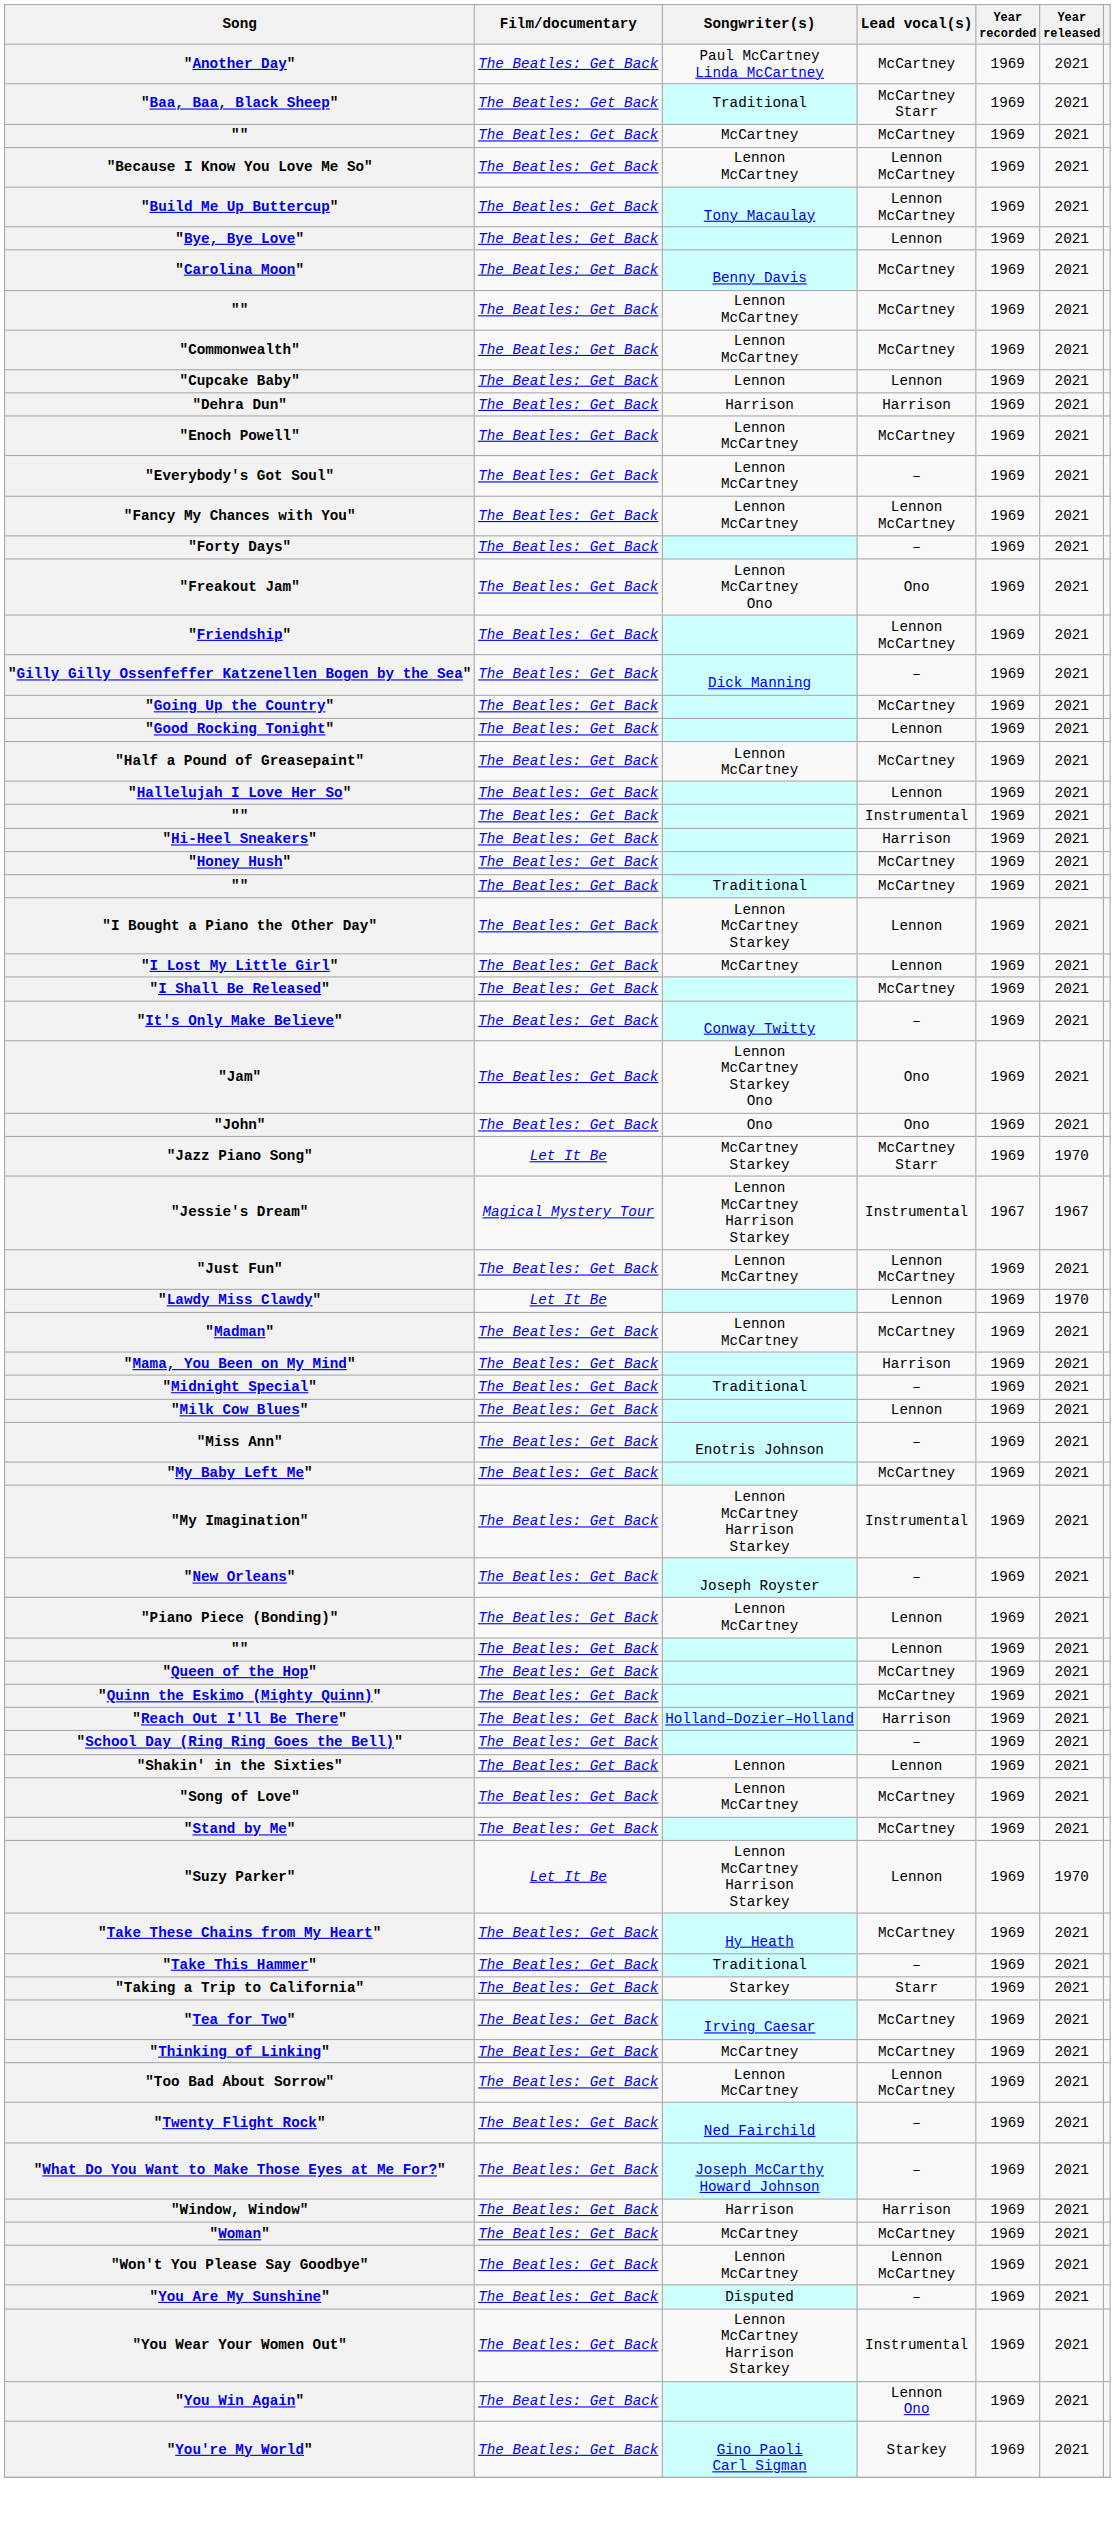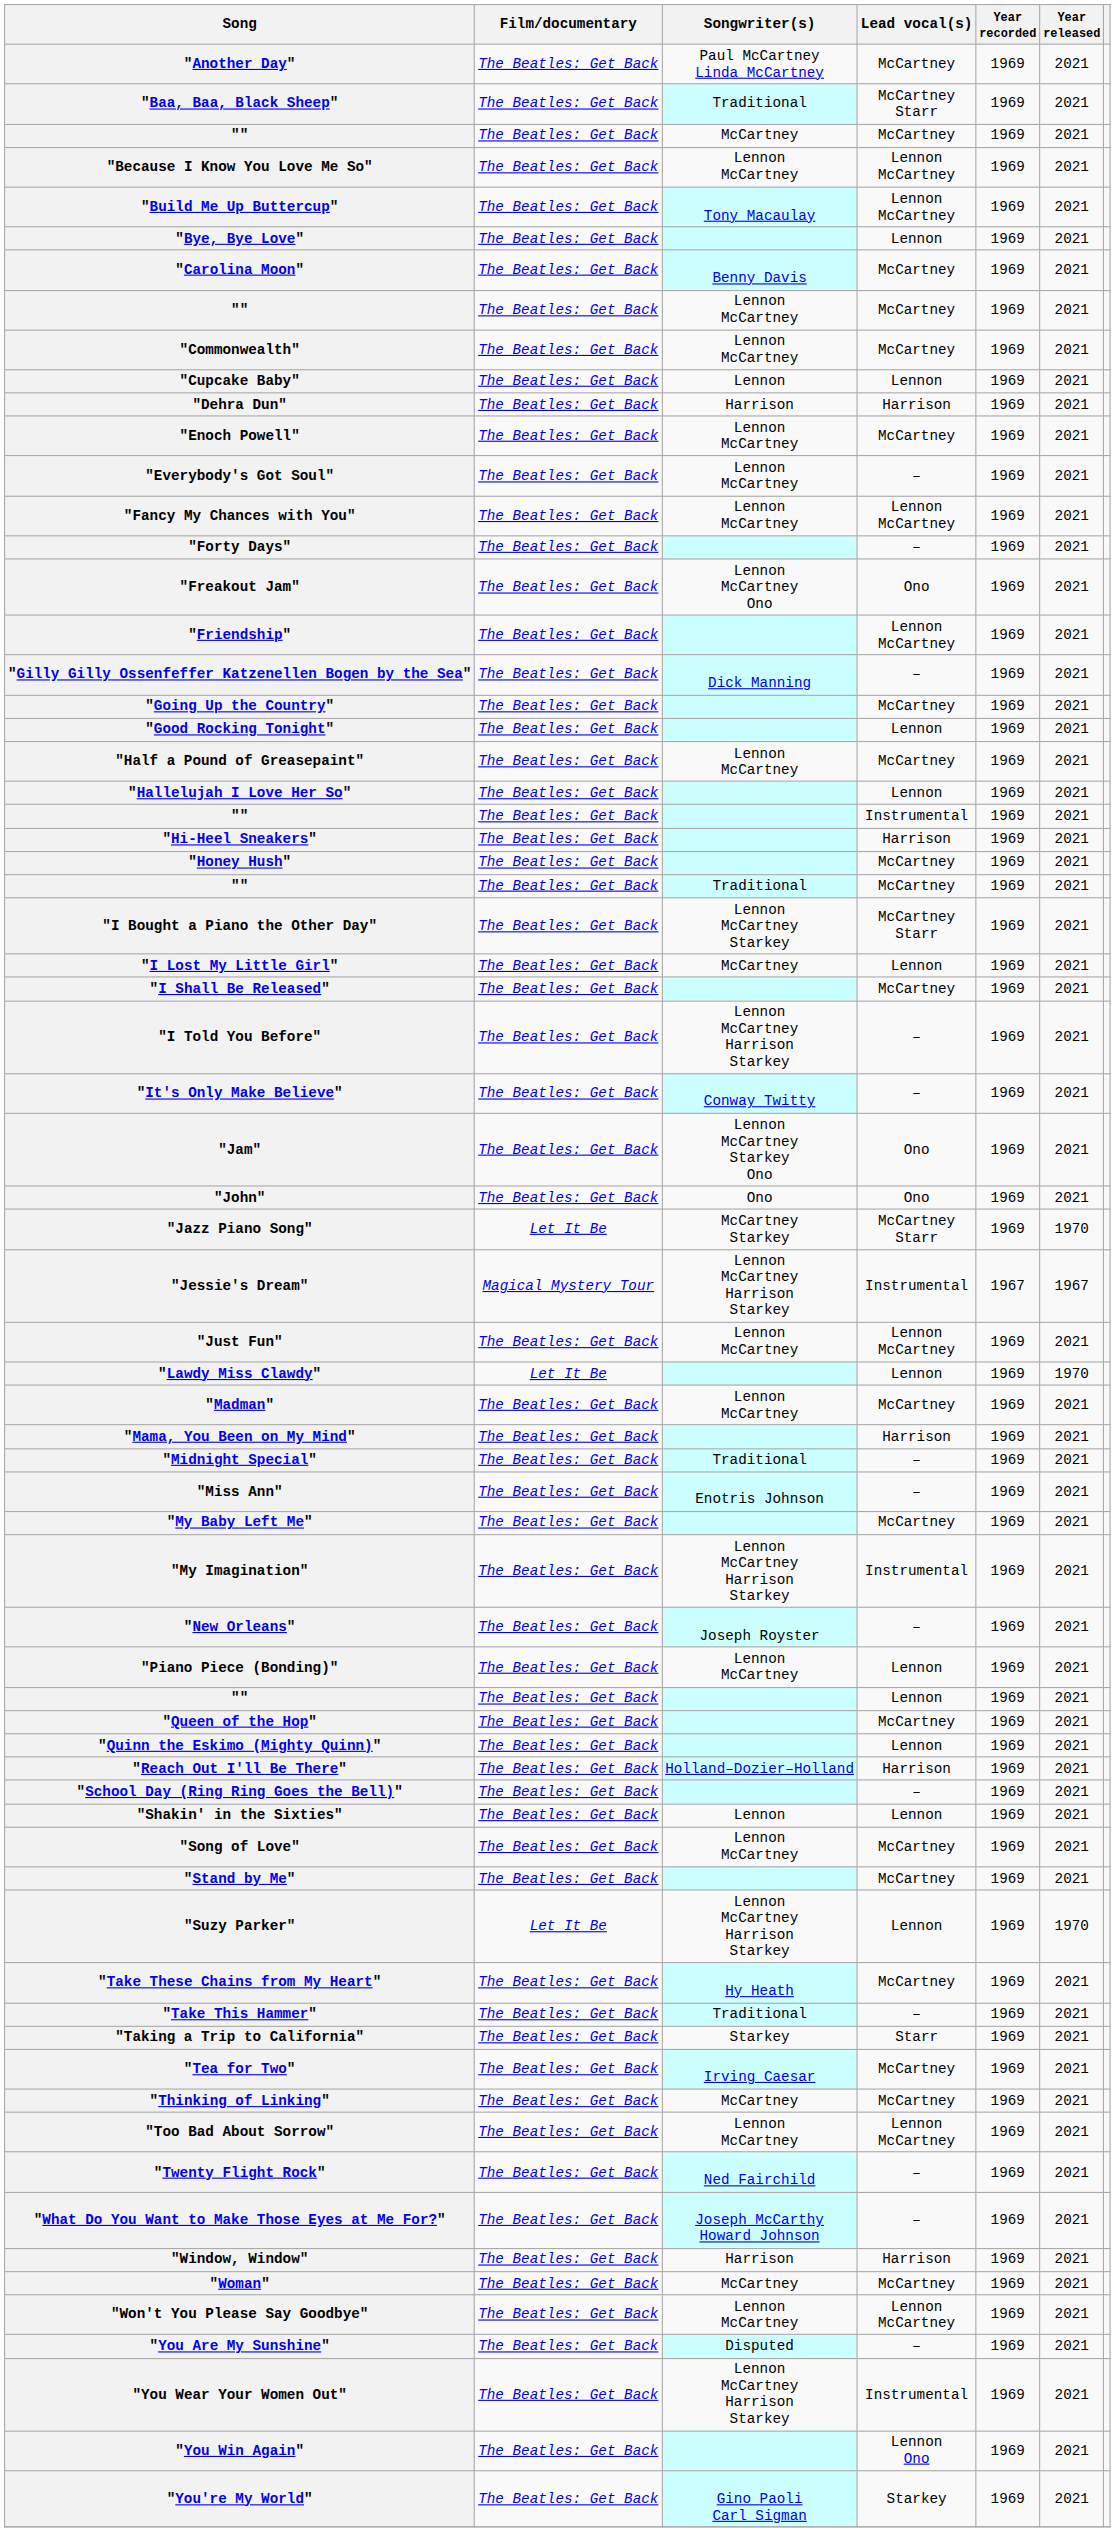(917, 926) Lennon -> (917, 926) McCartney Starr
+ row: (240, 1037)
- row: (240, 1410)
(917, 1696) McCartney -> (917, 1745) Lennon
